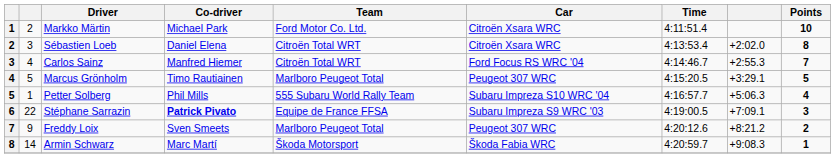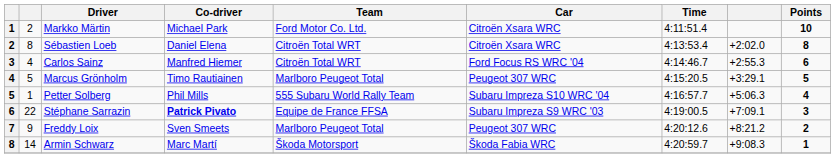(30, 45) 3 -> (30, 45) 8
(806, 62) 7 -> (806, 62) 6
